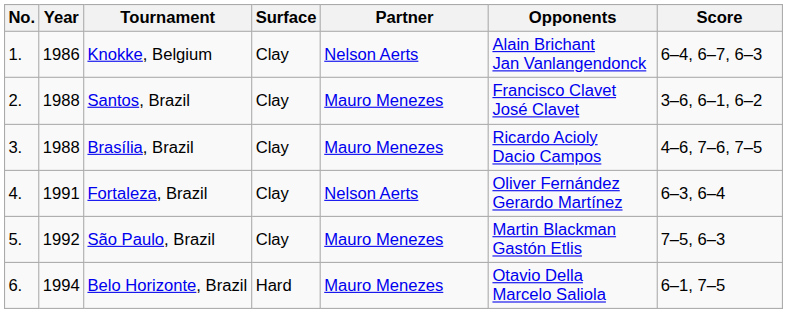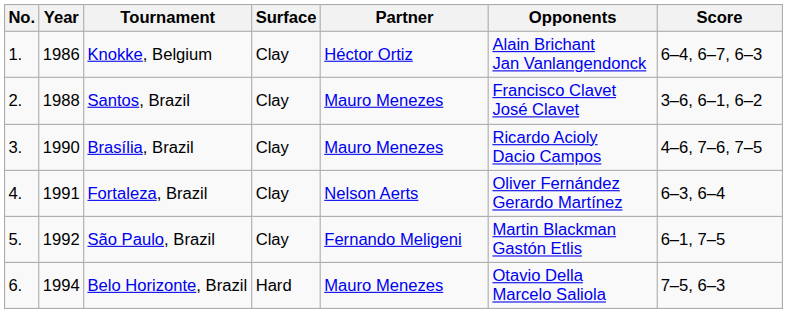(371, 54) Nelson Aerts -> (369, 54) Héctor Ortiz
(61, 146) 1988 -> (61, 146) 1990
(384, 238) Mauro Menezes -> (393, 238) Fernando Meligeni
(693, 238) 7–5, 6–3 -> (693, 238) 6–1, 7–5
(693, 285) 6–1, 7–5 -> (693, 285) 7–5, 6–3
